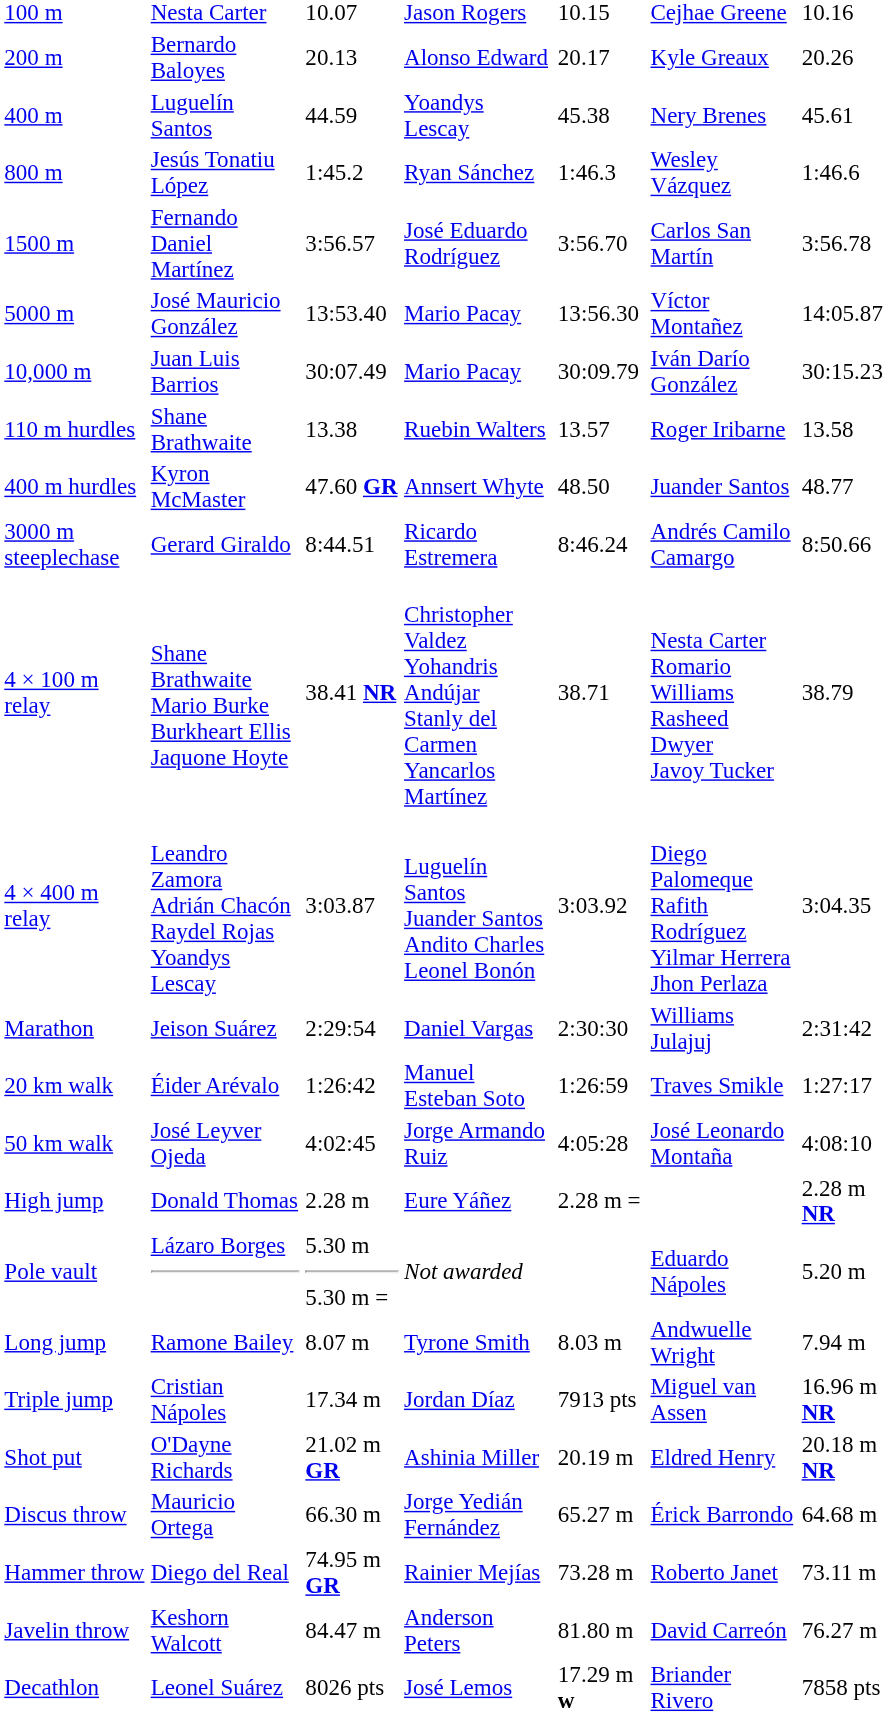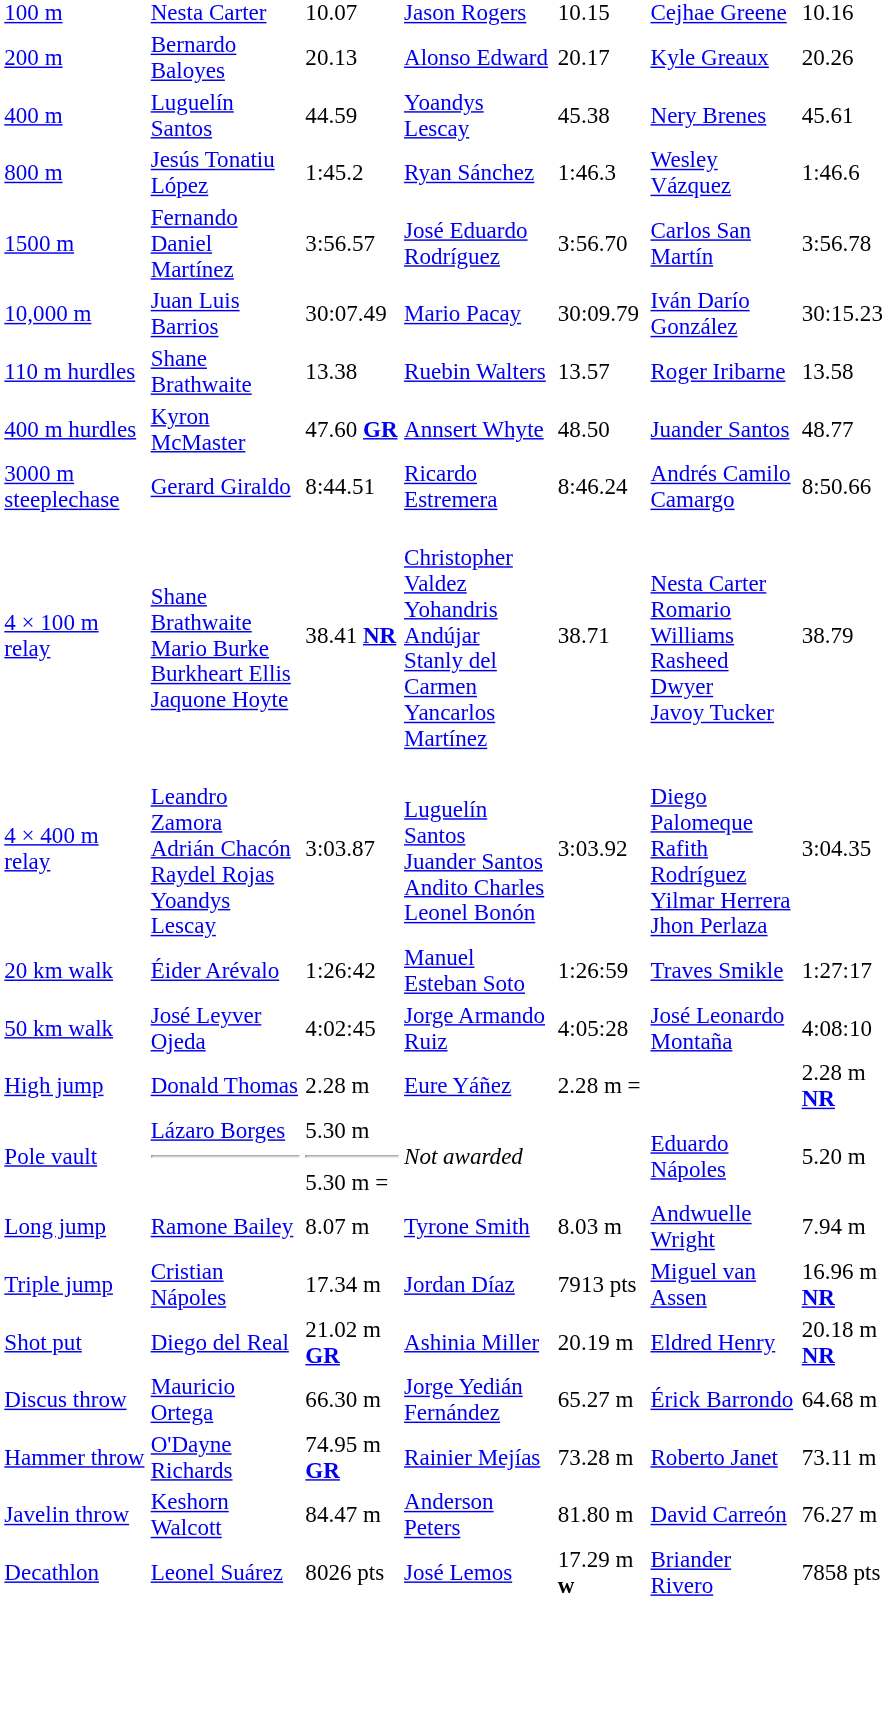- row: (39, 314)
- row: (49, 1028)
(192, 1457) O'Dayne Richards -> (220, 1342) Diego del Real
(220, 1572) Diego del Real -> (192, 1457) O'Dayne Richards
